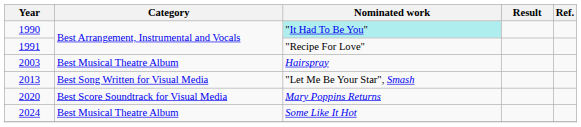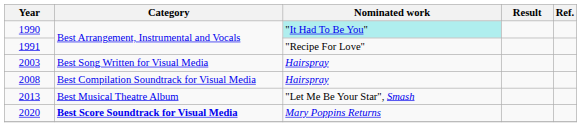(118, 63) Best Musical Theatre Album -> (133, 63) Best Song Written for Visual Media
+ row: (29, 79)
(133, 79) Best Song Written for Visual Media -> (118, 96) Best Musical Theatre Album
(142, 96) normal -> (147, 113) bold
- row: (29, 113)
